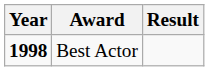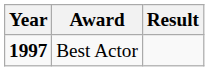(28, 50) 1998 -> (28, 50) 1997
